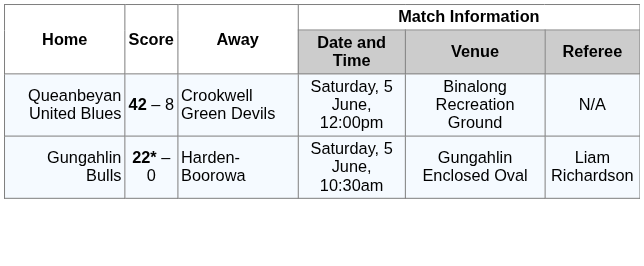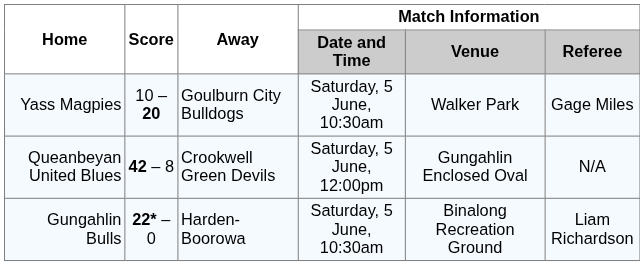+ row: (71, 104)
(475, 104) Binalong Recreation Ground -> (475, 167) Gungahlin Enclosed Oval
(475, 167) Gungahlin Enclosed Oval -> (475, 229) Binalong Recreation Ground
